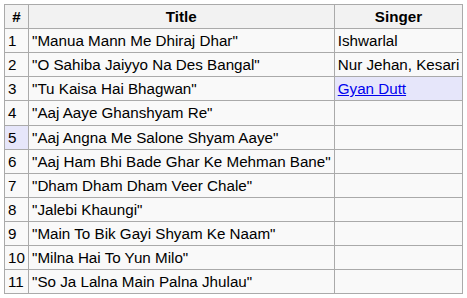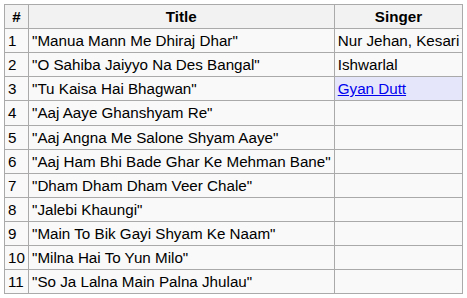(368, 41) Ishwarlal -> (398, 41) Nur Jehan, Kesari
(398, 65) Nur Jehan, Kesari -> (368, 65) Ishwarlal
(12, 137) lavender background -> (12, 137) no background
